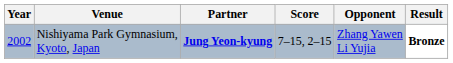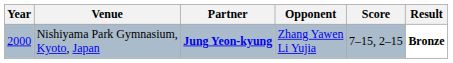columns swapped: (370, 14) <-> (305, 14)
(19, 41) 2002 -> (19, 41) 2000
